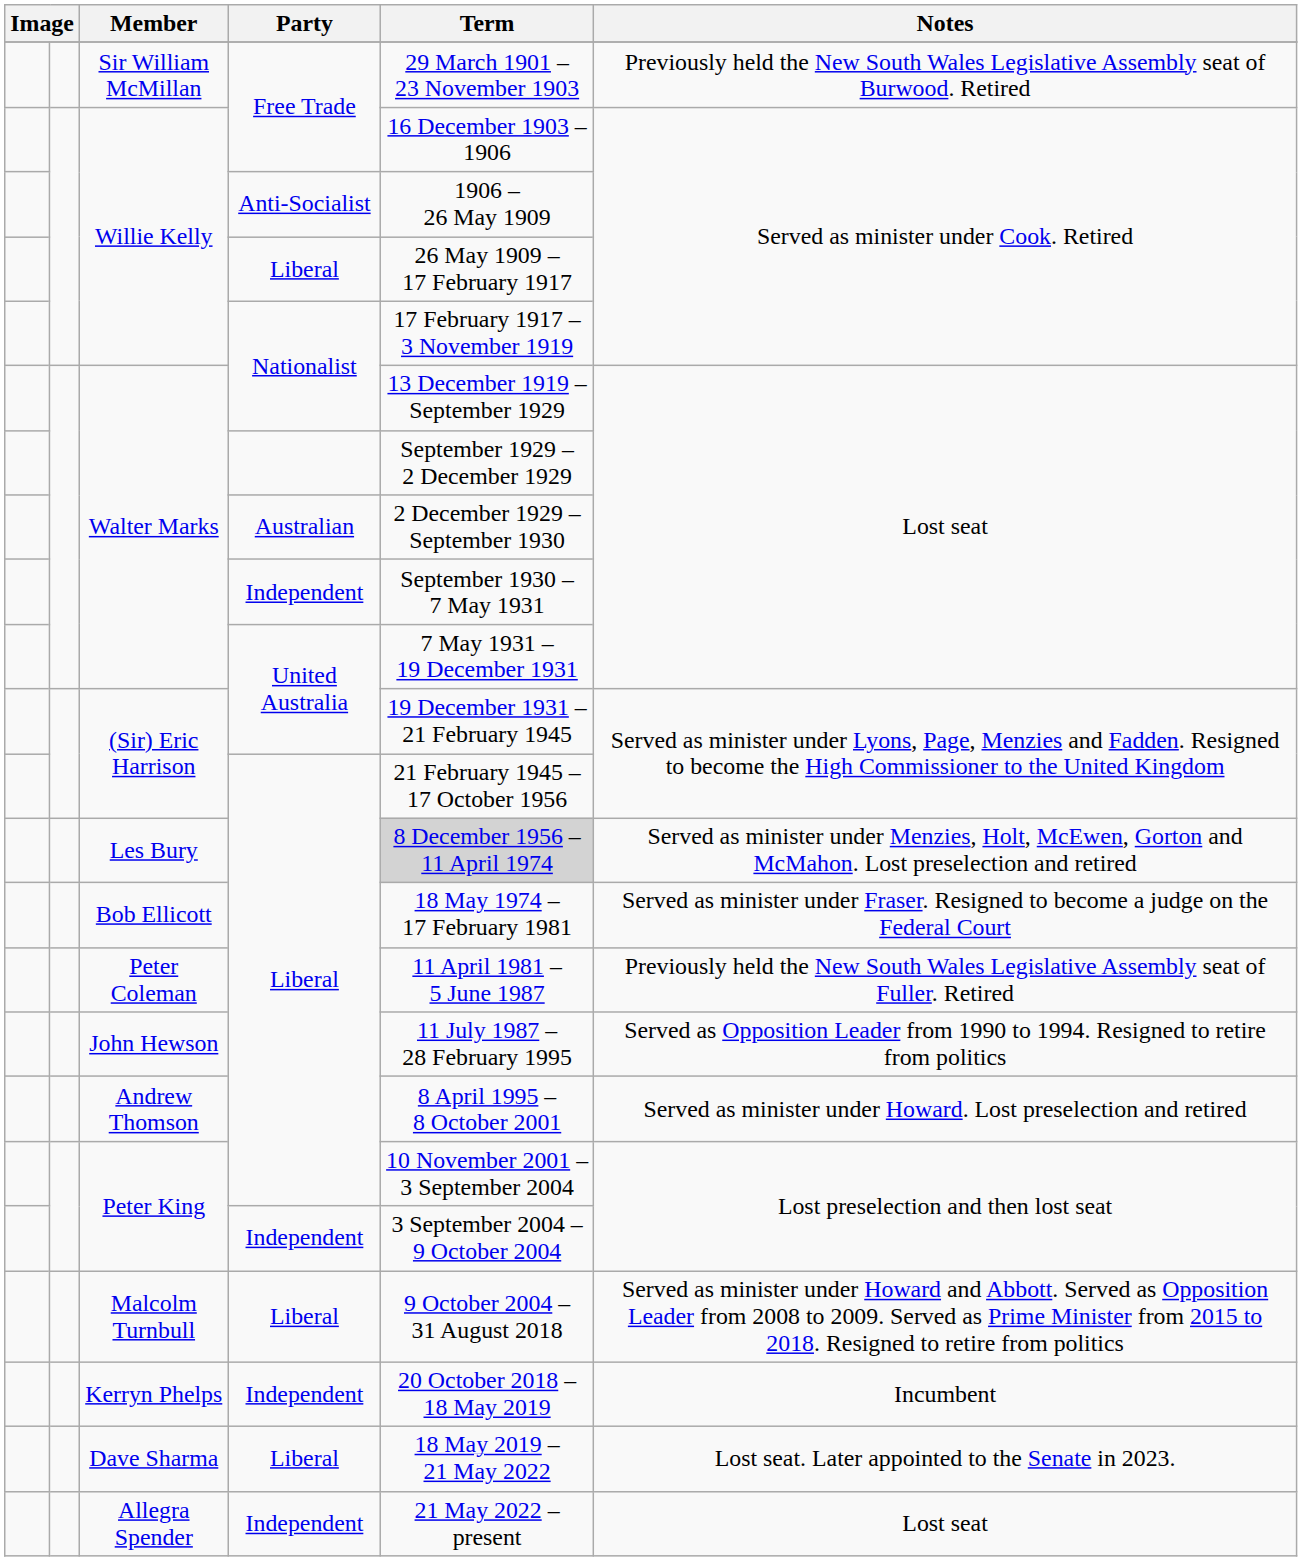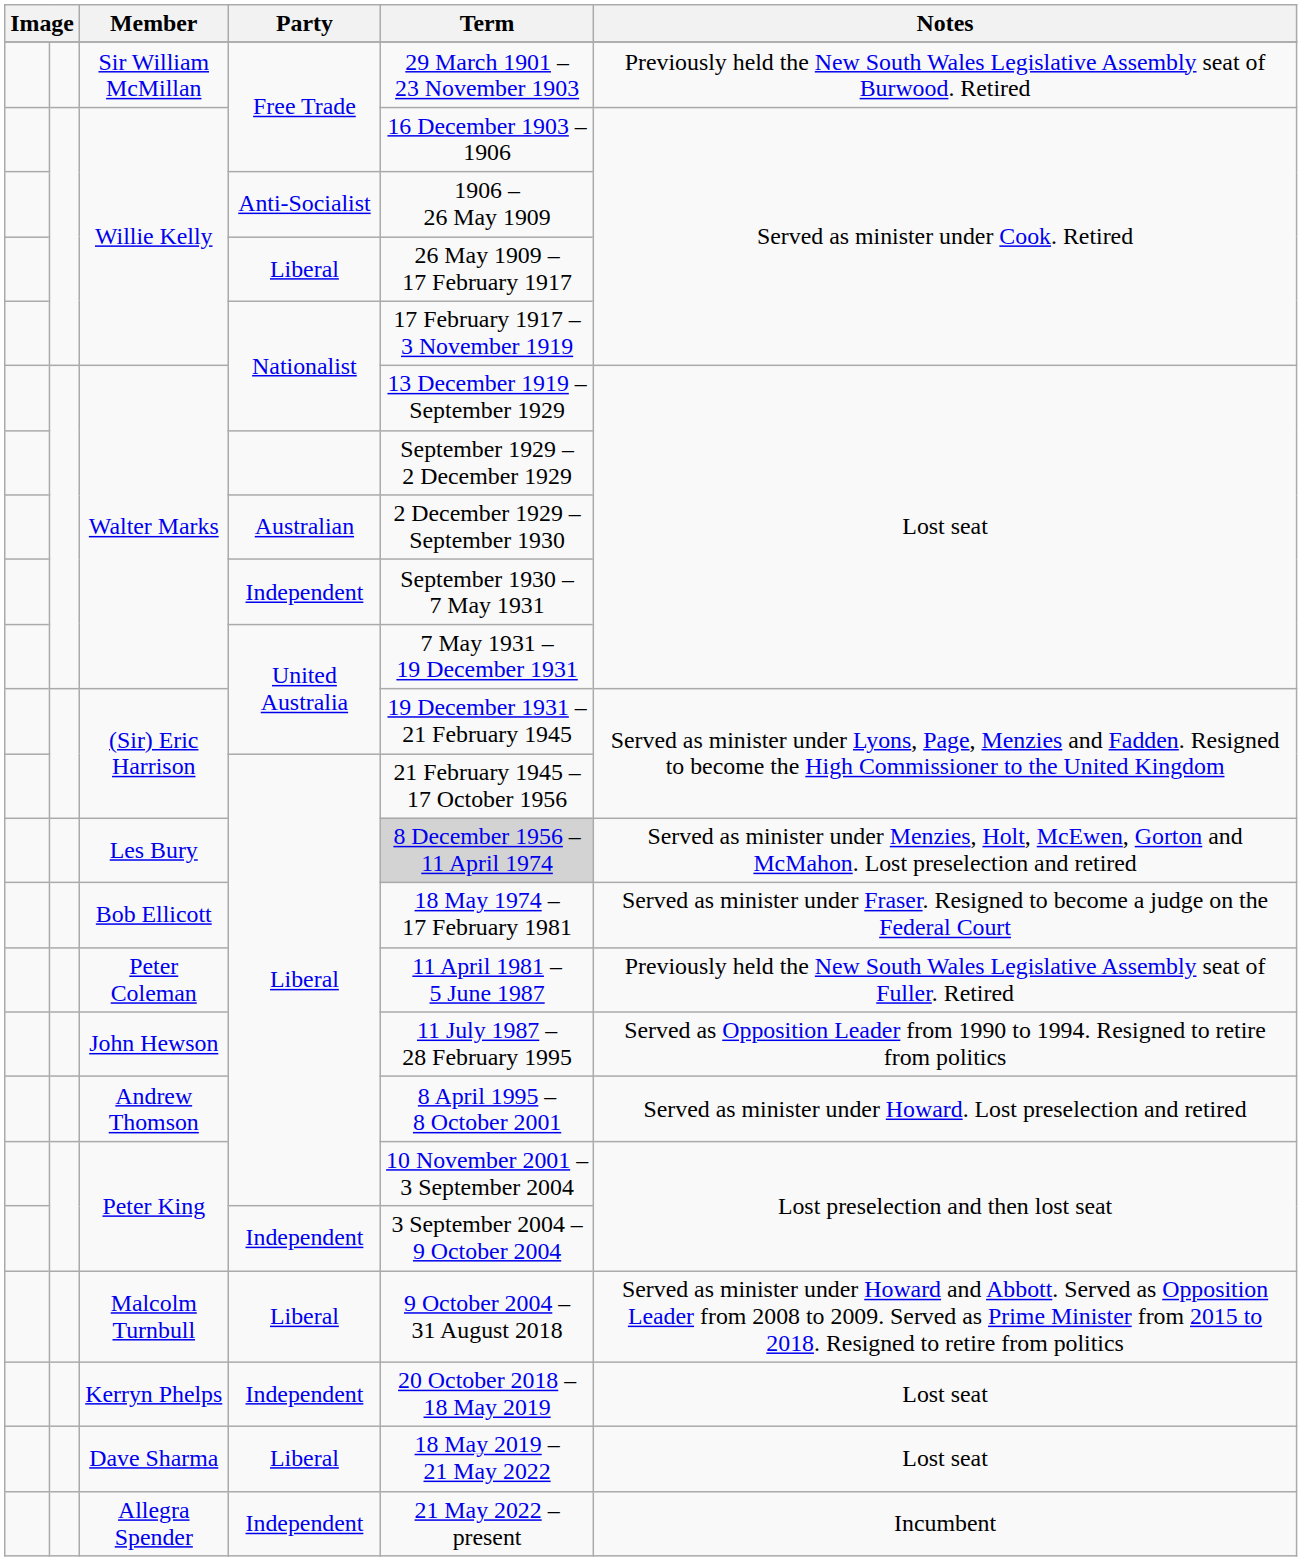(945, 1394) Incumbent -> (945, 1394) Lost seat
(945, 1458) Lost seat. Later appointed to the Senate in 2023. -> (945, 1458) Lost seat
(945, 1523) Lost seat -> (945, 1523) Incumbent
